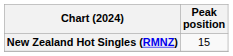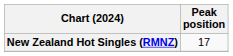(204, 42) 15 -> (204, 42) 17
